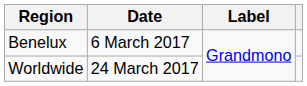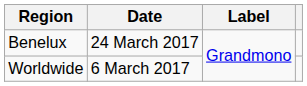(140, 42) 6 March 2017 -> (145, 42) 24 March 2017
(145, 68) 24 March 2017 -> (140, 68) 6 March 2017
